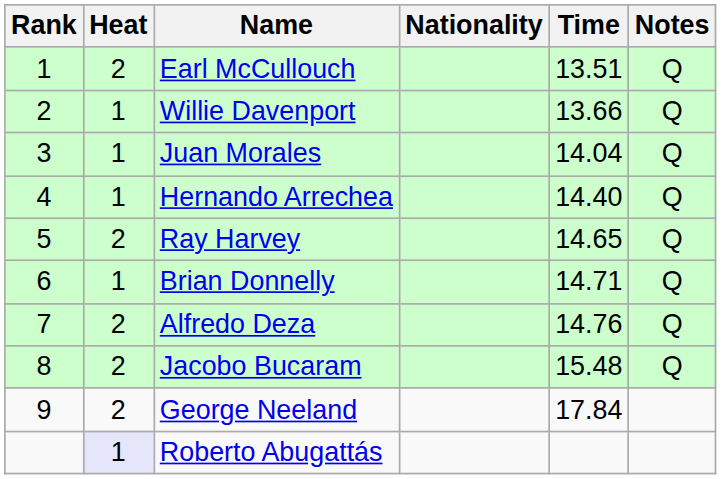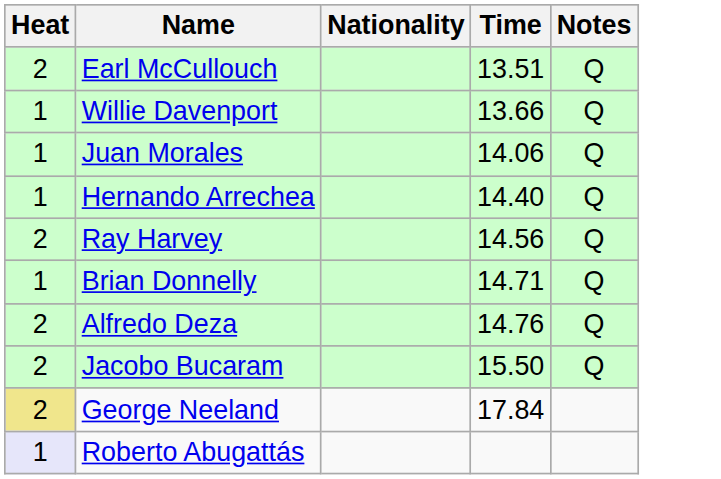- column: (44, 25)
(589, 153) 14.04 -> (511, 153) 14.06
(589, 238) 14.65 -> (511, 238) 14.56
(589, 366) 15.48 -> (511, 366) 15.50
(118, 409) no background -> (40, 409) khaki background
